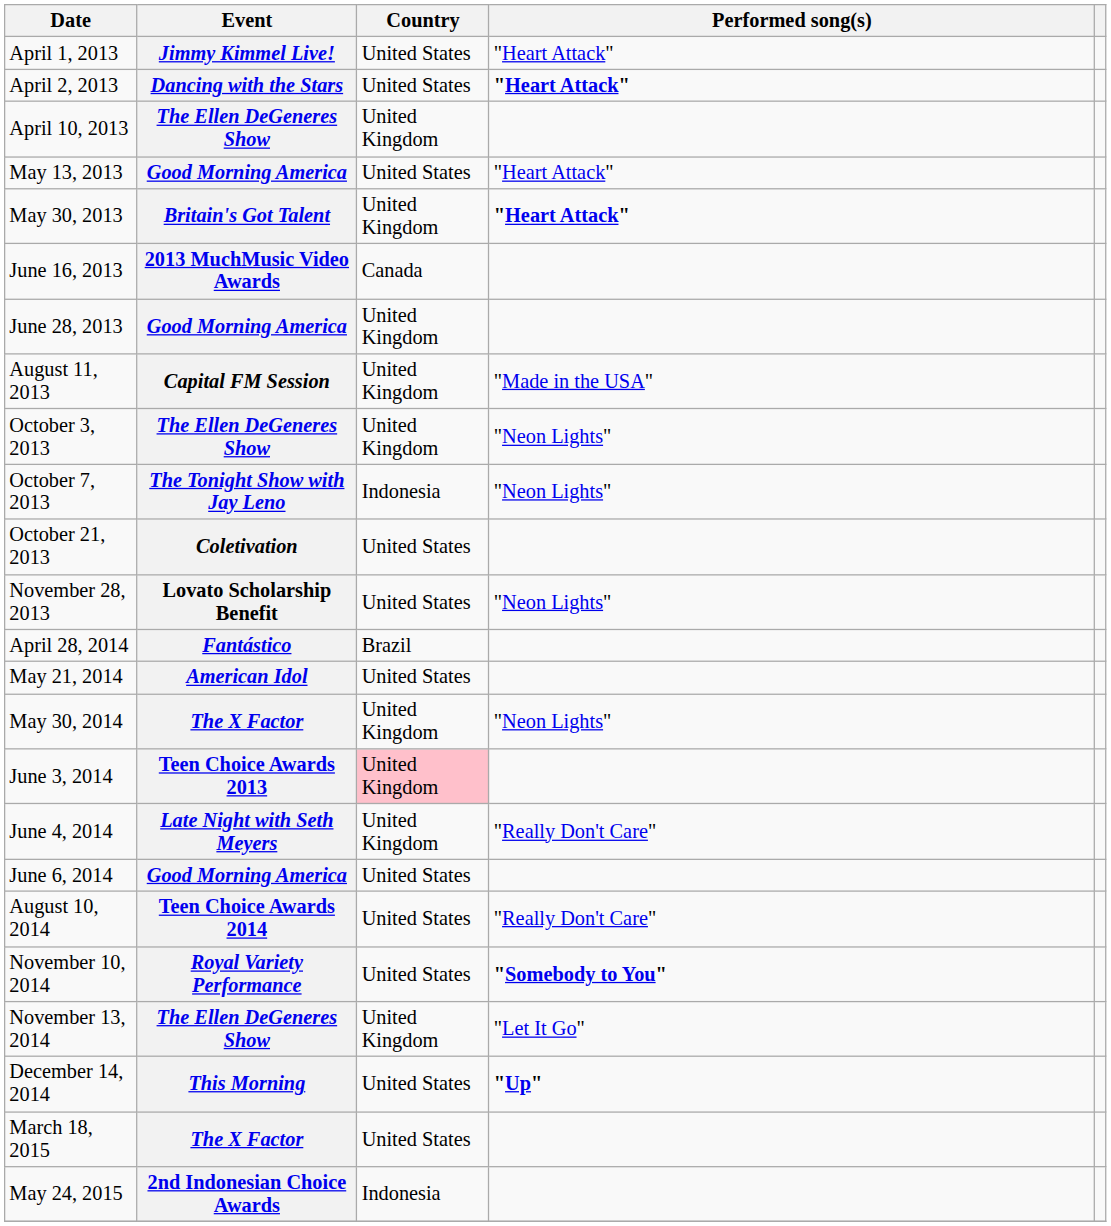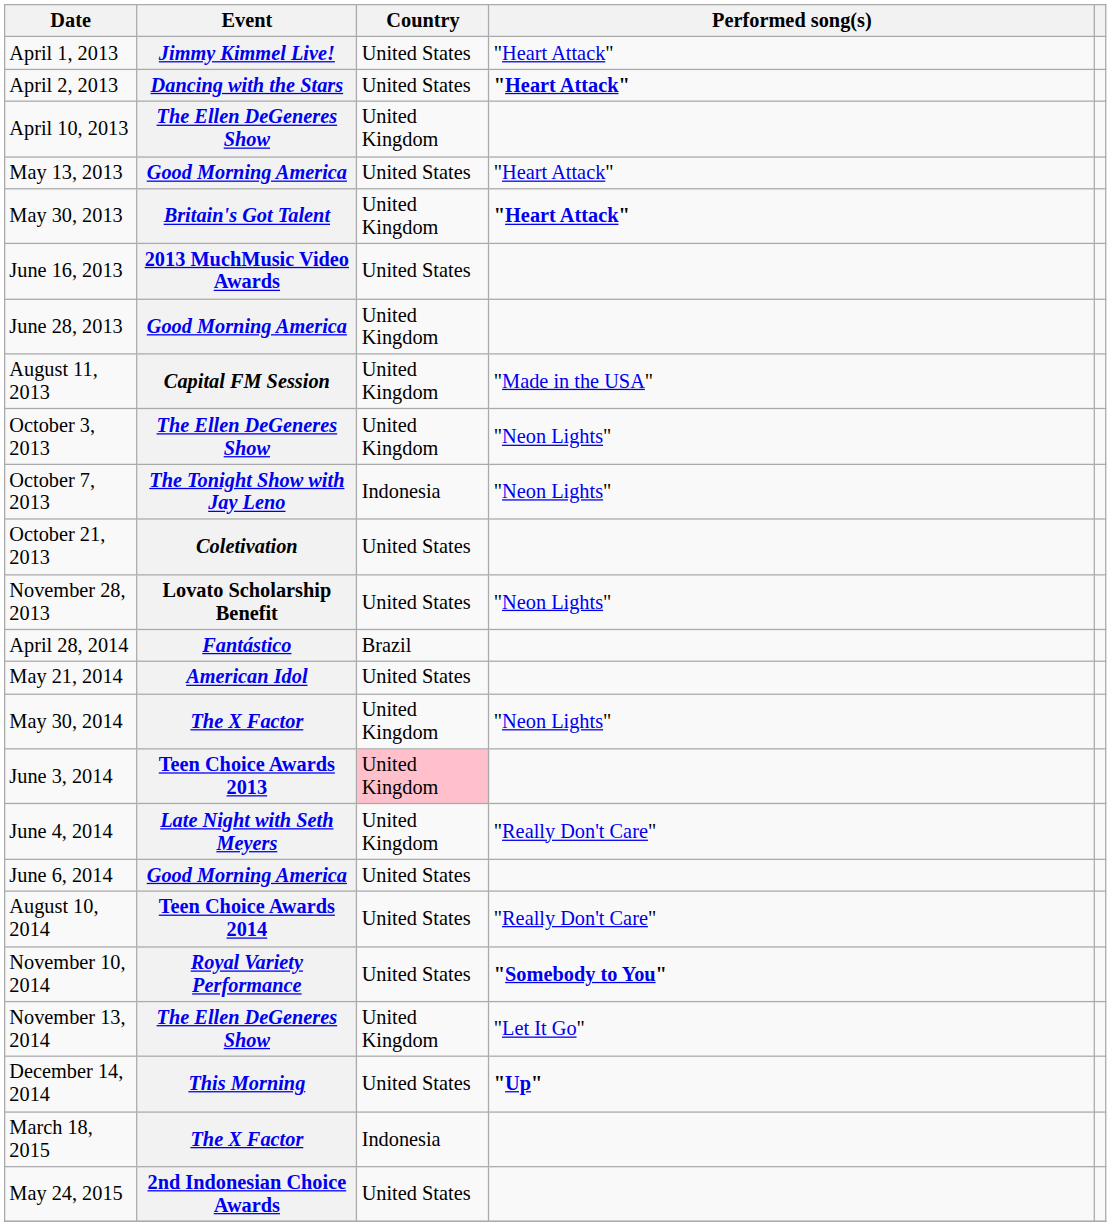(392, 271) Canada -> (416, 271) United States
(416, 1139) United States -> (401, 1139) Indonesia
(401, 1194) Indonesia -> (416, 1194) United States
